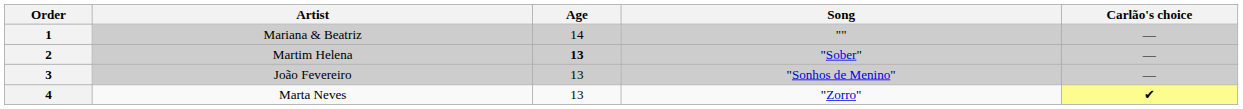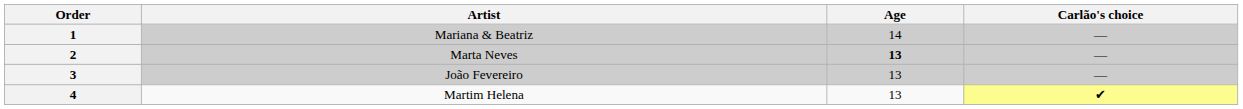- column: (841, 14)
(313, 54) Martim Helena -> (484, 54) Marta Neves
(313, 94) Marta Neves -> (484, 94) Martim Helena
